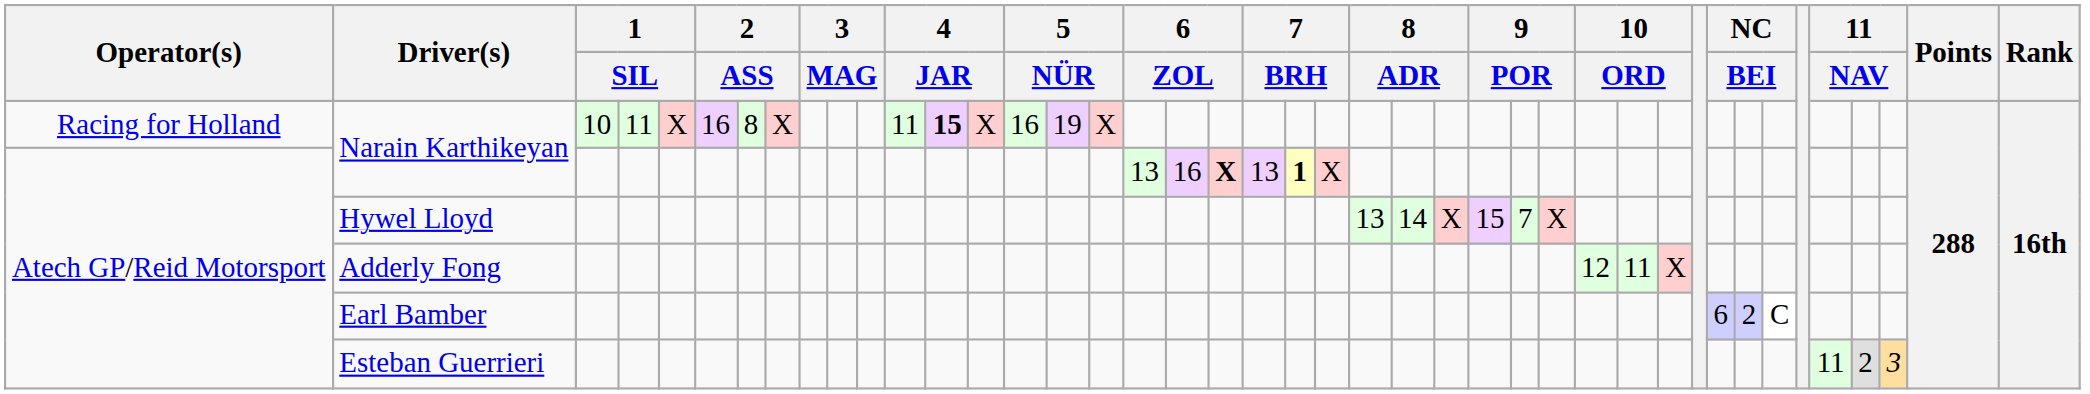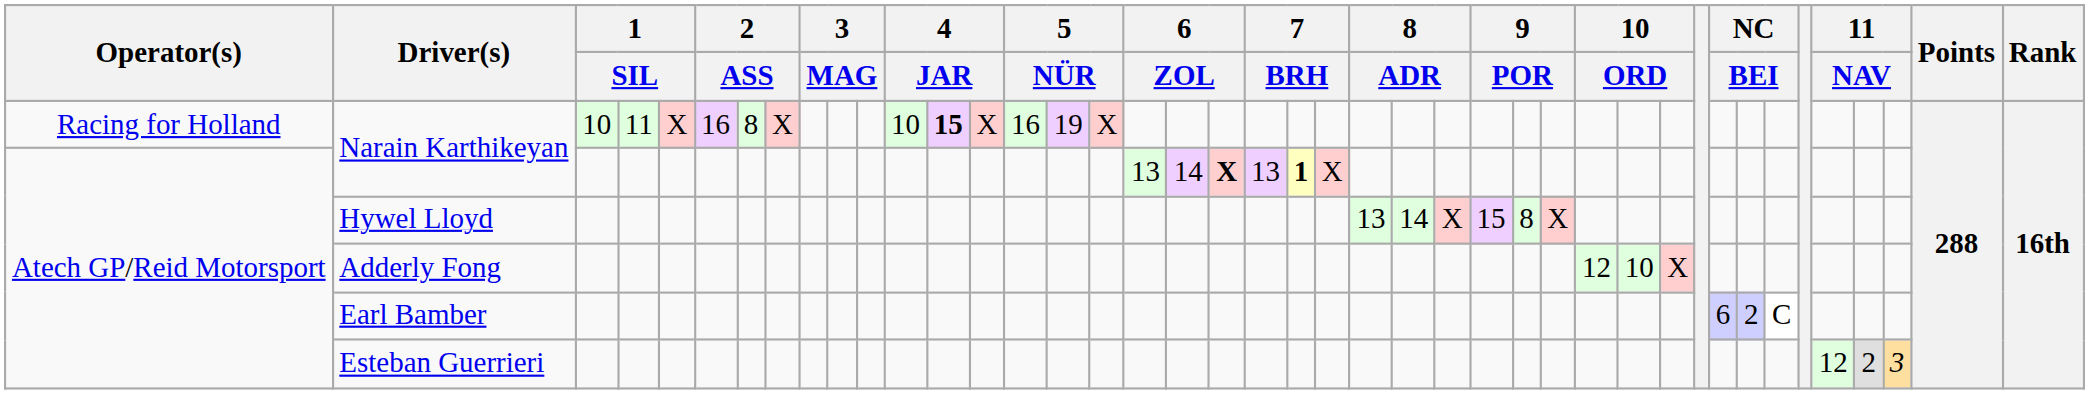(905, 123) 11 -> (906, 123) 10
(1187, 171) 16 -> (1188, 171) 14
(1525, 219) 7 -> (1526, 219) 8
(1638, 266) 11 -> (1639, 266) 10
(1831, 362) 11 -> (1833, 362) 12
